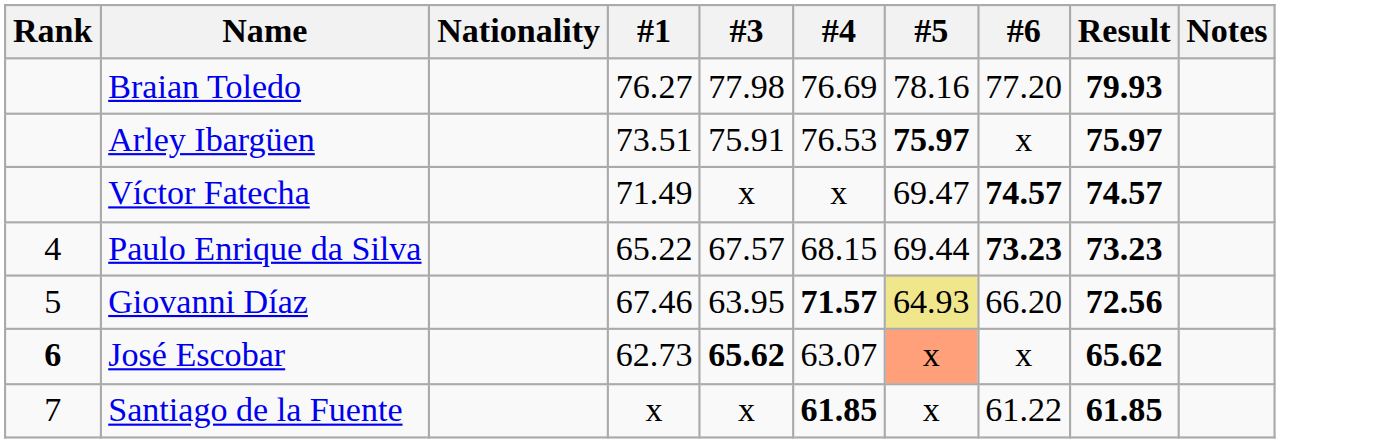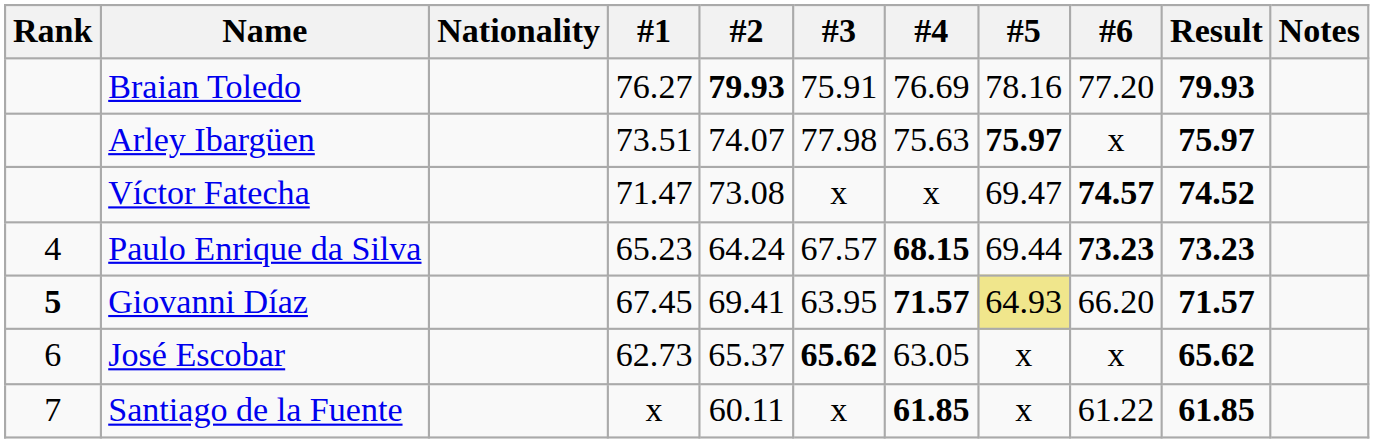+ column: (747, 31)
(747, 85) 77.98 -> (839, 85) 75.91
(747, 139) 75.91 -> (839, 139) 77.98
(839, 139) 76.53 -> (931, 139) 75.63
(654, 193) 71.49 -> (654, 193) 71.47
(1124, 193) 74.57 -> (1217, 193) 74.52
(654, 247) 65.22 -> (654, 247) 65.23
(839, 247) normal -> (931, 247) bold
(53, 301) normal -> (53, 301) bold
(654, 301) 67.46 -> (654, 301) 67.45
(1124, 301) 72.56 -> (1217, 301) 71.57
(53, 355) bold -> (53, 355) normal
(839, 355) 63.07 -> (931, 355) 63.05
(931, 355) lightsalmon background -> (1024, 355) no background
